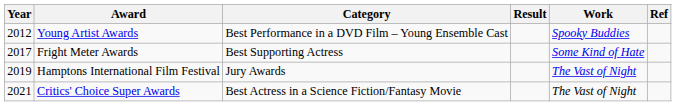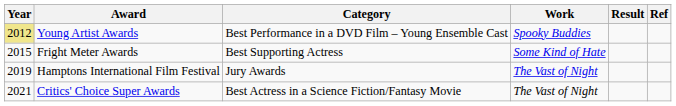columns swapped: (598, 14) <-> (530, 14)
(19, 33) no background -> (19, 33) khaki background
(19, 52) 2017 -> (19, 52) 2015
